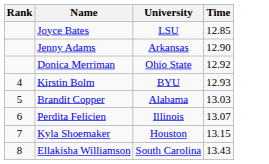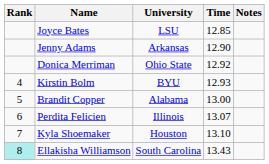+ column: (249, 13)
(218, 99) 13.03 -> (218, 99) 13.00
(218, 133) 13.15 -> (218, 133) 13.10
(20, 151) no background -> (20, 151) paleturquoise background
